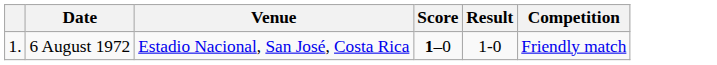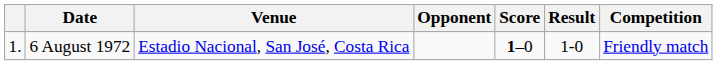+ column: (454, 18)
